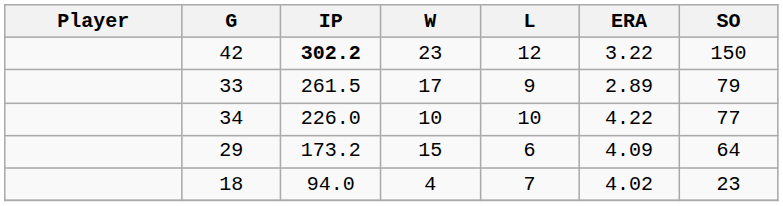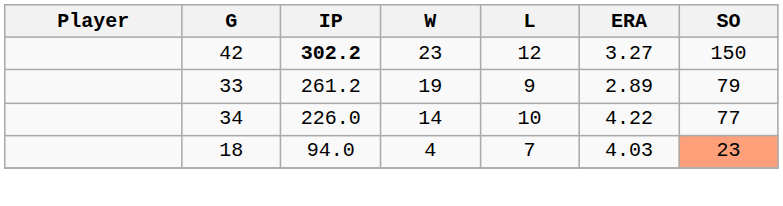(629, 54) 3.22 -> (629, 54) 3.27
(331, 86) 261.5 -> (331, 86) 261.2
(430, 86) 17 -> (430, 86) 19
(430, 119) 10 -> (430, 119) 14
- row: (231, 152)
(629, 184) 4.02 -> (629, 152) 4.03
(728, 184) no background -> (728, 152) lightsalmon background
